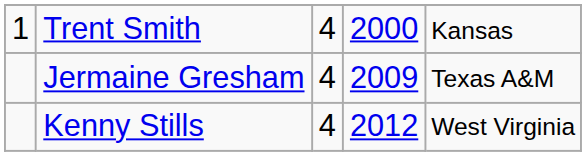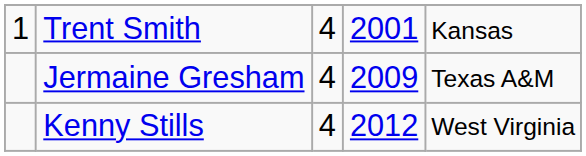(384, 28) 2000 -> (384, 28) 2001
